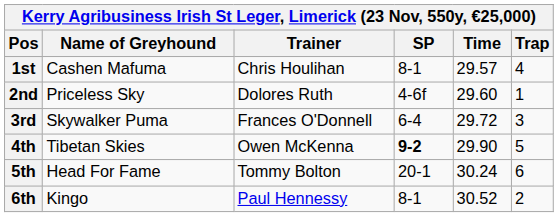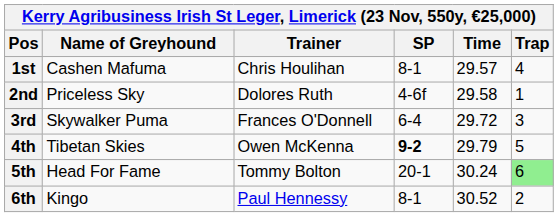(477, 95) 29.60 -> (477, 95) 29.58
(477, 146) 29.90 -> (477, 146) 29.79
(520, 172) no background -> (520, 172) lightgreen background
